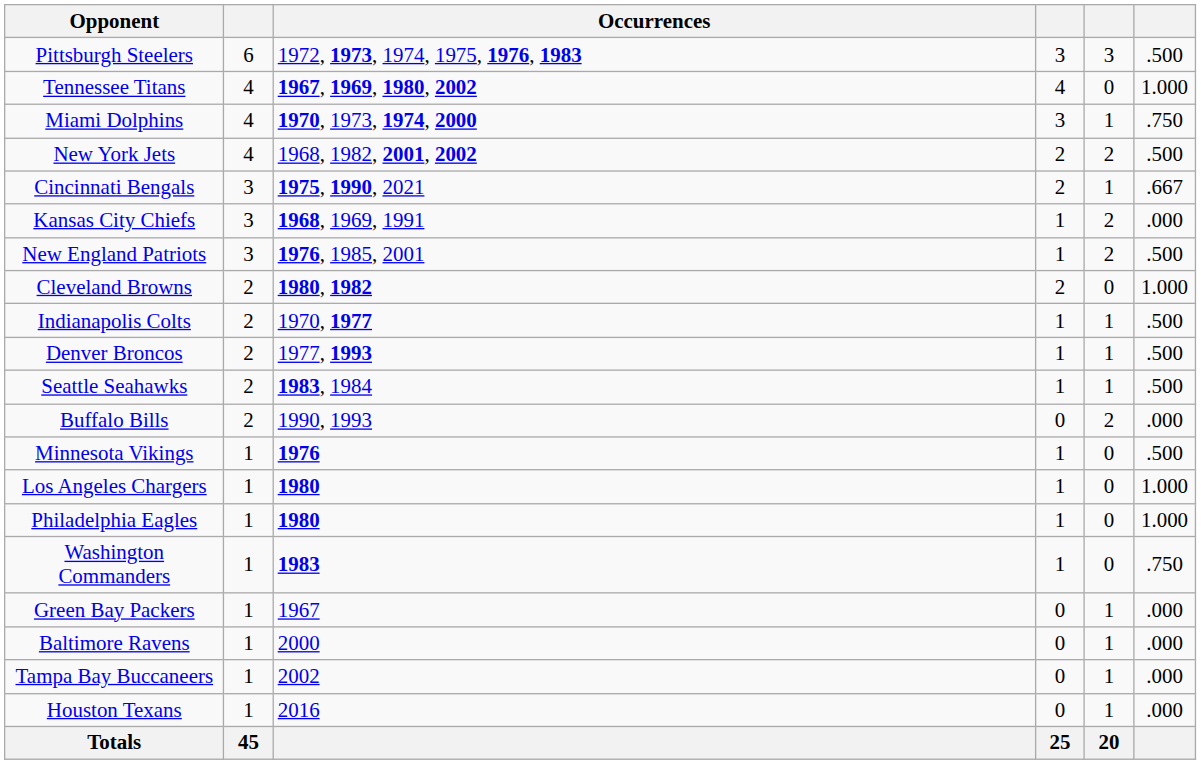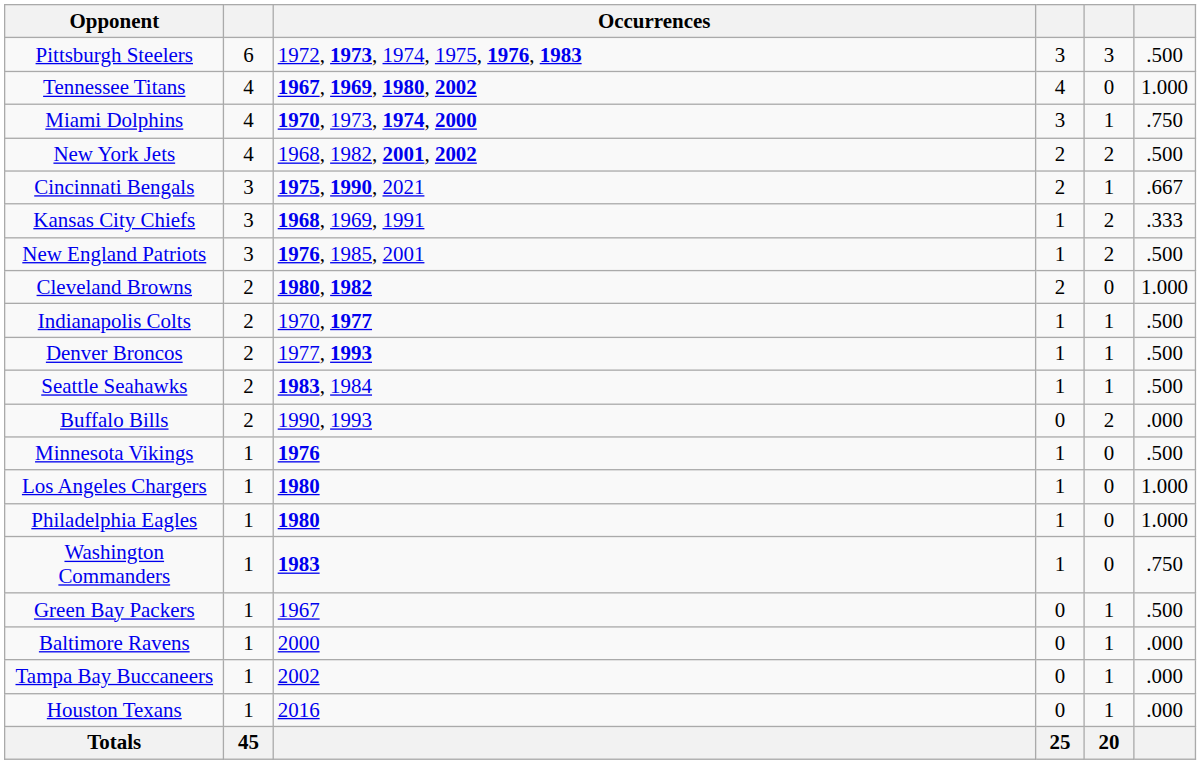(1165, 220) .000 -> (1165, 220) .333
(1165, 609) .000 -> (1165, 609) .500
